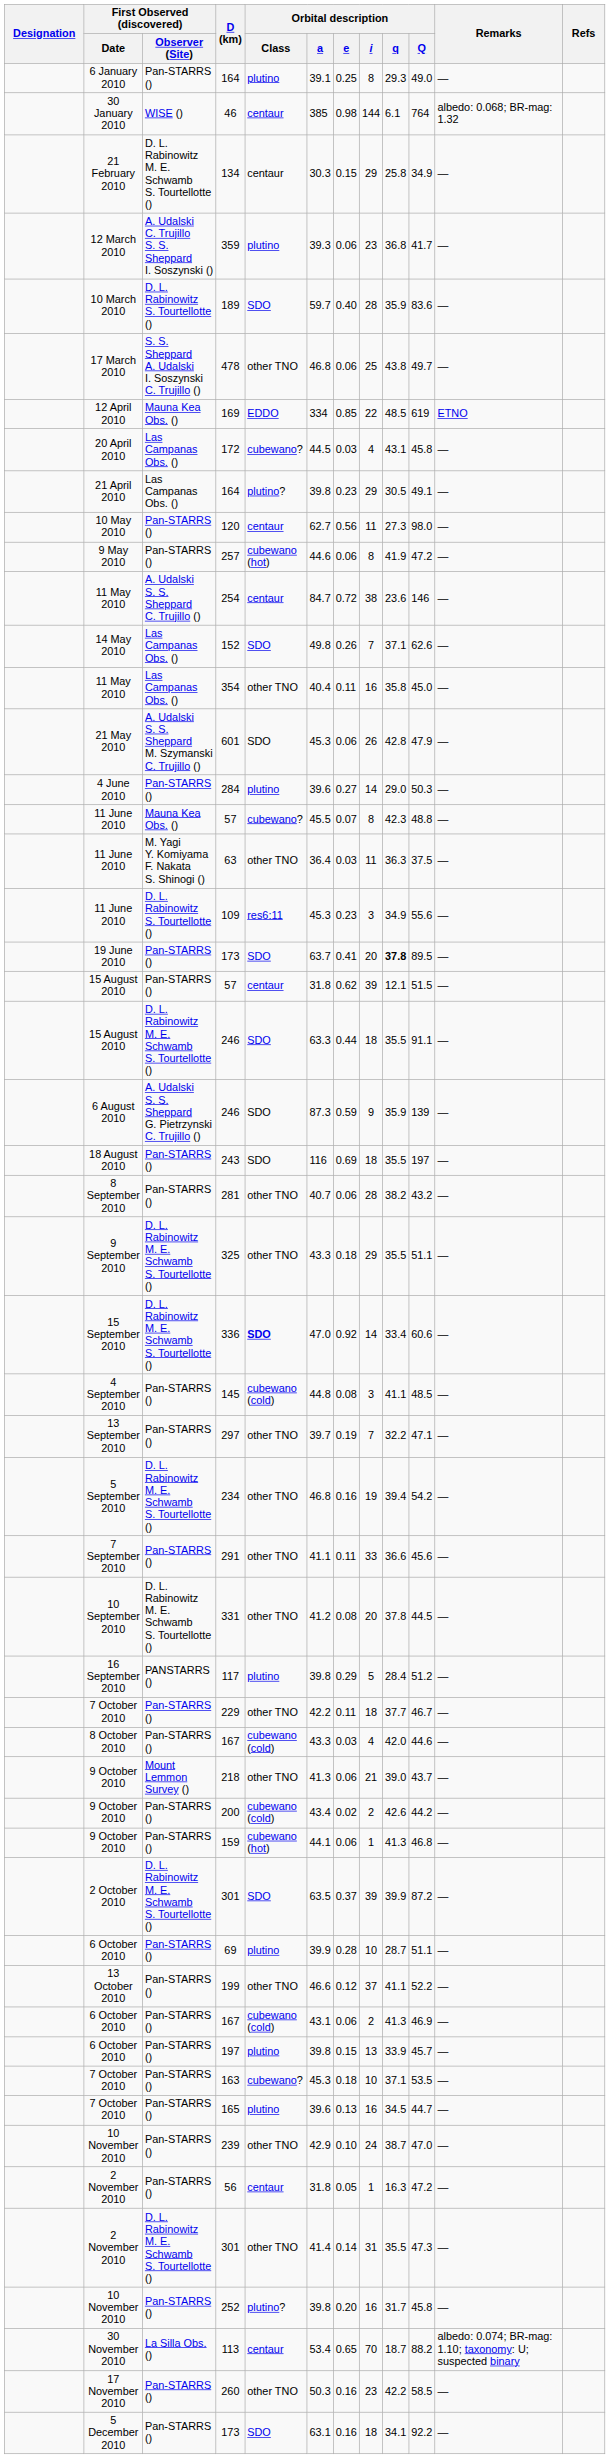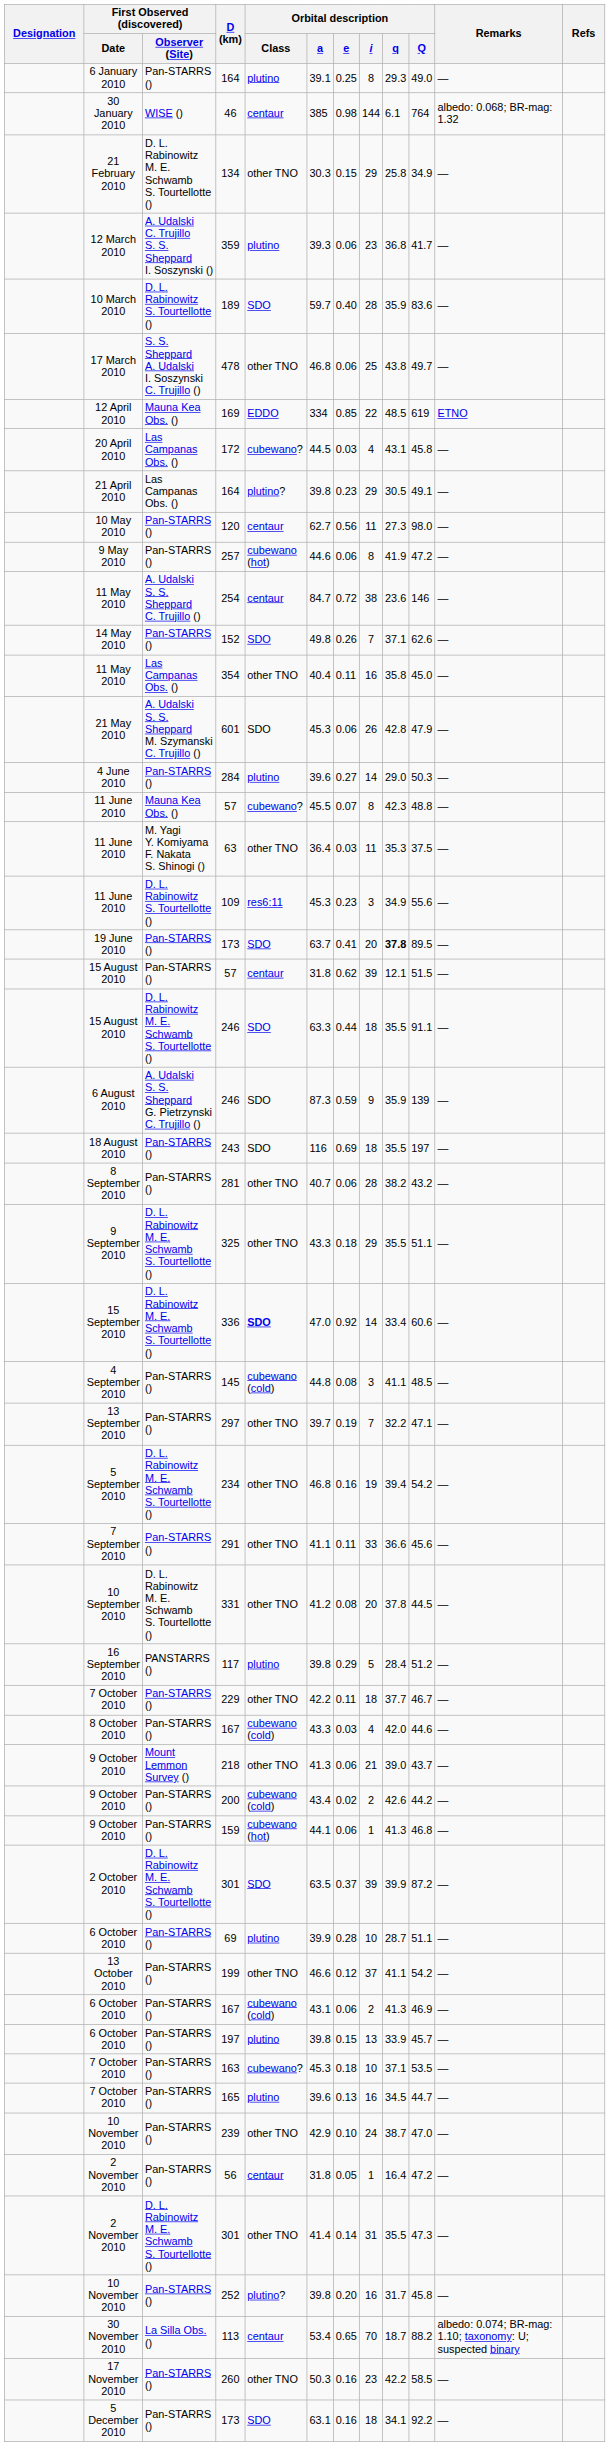(265, 173) centaur -> (273, 173) other TNO
(171, 646) Las Campanas Obs. () -> (178, 640) Pan-STARRS ()
(396, 861) 36.3 -> (396, 848) 35.3
(422, 1986) 52.2 -> (422, 1974) 54.2
(396, 2187) 16.3 -> (396, 2175) 16.4
